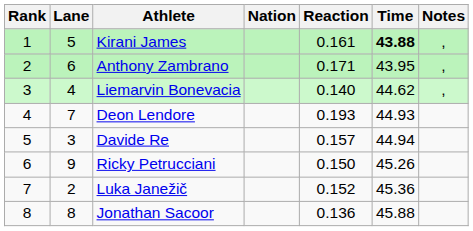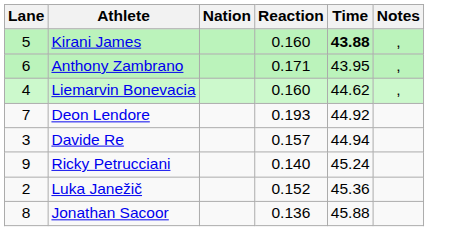- column: (27, 16)
(336, 41) 0.161 -> (291, 41) 0.160
(336, 90) 0.140 -> (291, 90) 0.160
(395, 115) 44.93 -> (350, 115) 44.92
(336, 164) 0.150 -> (291, 164) 0.140
(395, 164) 45.26 -> (350, 164) 45.24
